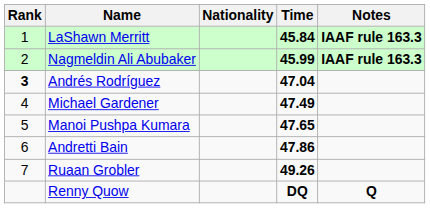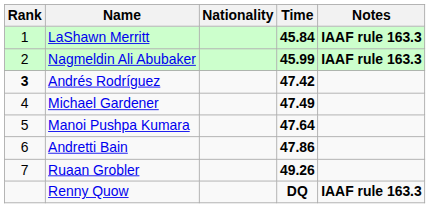(297, 81) 47.04 -> (297, 81) 47.42
(297, 125) 47.65 -> (297, 125) 47.64
(371, 192) Q -> (371, 192) IAAF rule 163.3
